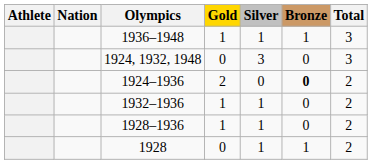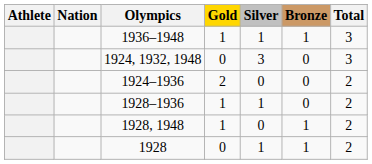(306, 81) bold -> (306, 81) normal
- row: (153, 103)
+ row: (153, 125)
